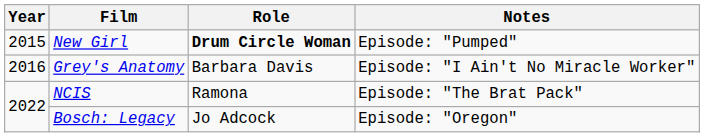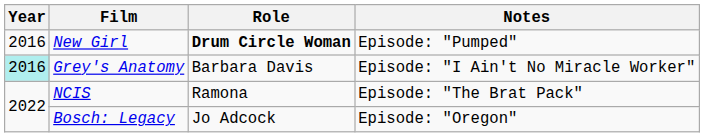(27, 43) 2015 -> (27, 43) 2016
(27, 68) no background -> (27, 68) paleturquoise background
